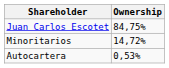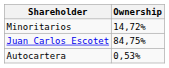rows swapped: (58, 26) <-> (39, 41)
